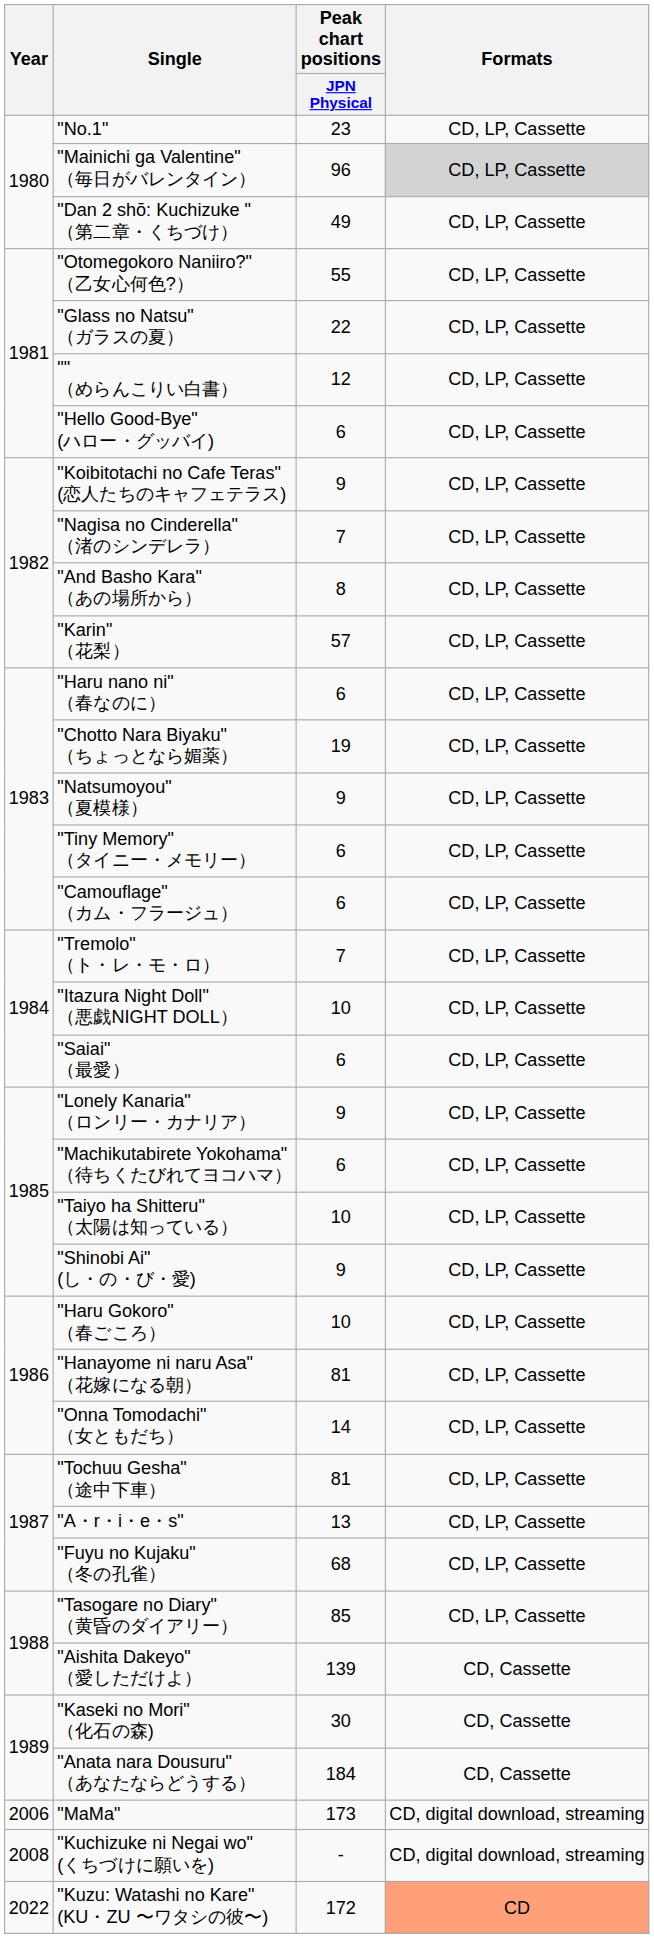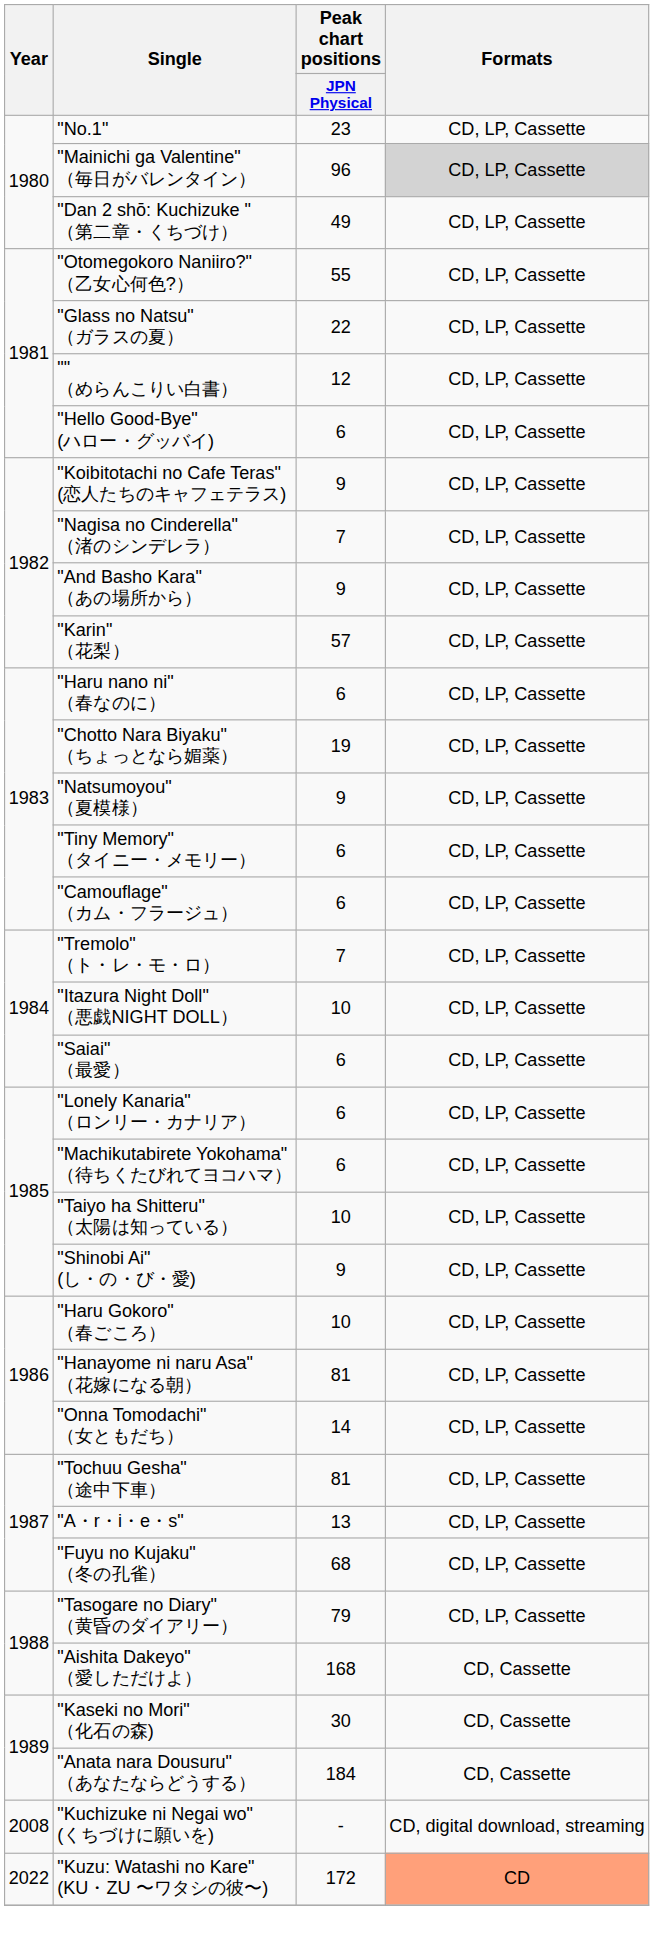(341, 589) 8 -> (341, 589) 9
(341, 1113) 9 -> (341, 1113) 6
(341, 1616) 85 -> (341, 1616) 79
(341, 1669) 139 -> (341, 1669) 168
- row: (89, 1814)
